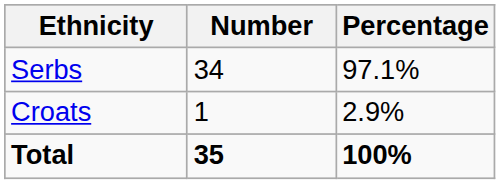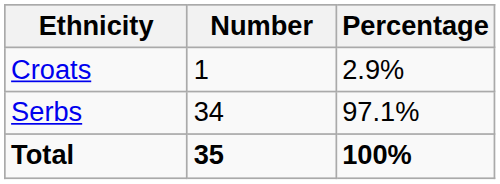rows swapped: (47, 69) <-> (51, 112)
